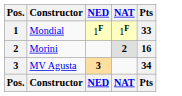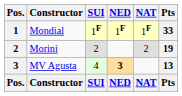+ column: (96, 12)
(124, 48) bold -> (146, 48) normal
(146, 48) 16 -> (168, 48) 19
(146, 65) 34 -> (168, 65) 13
